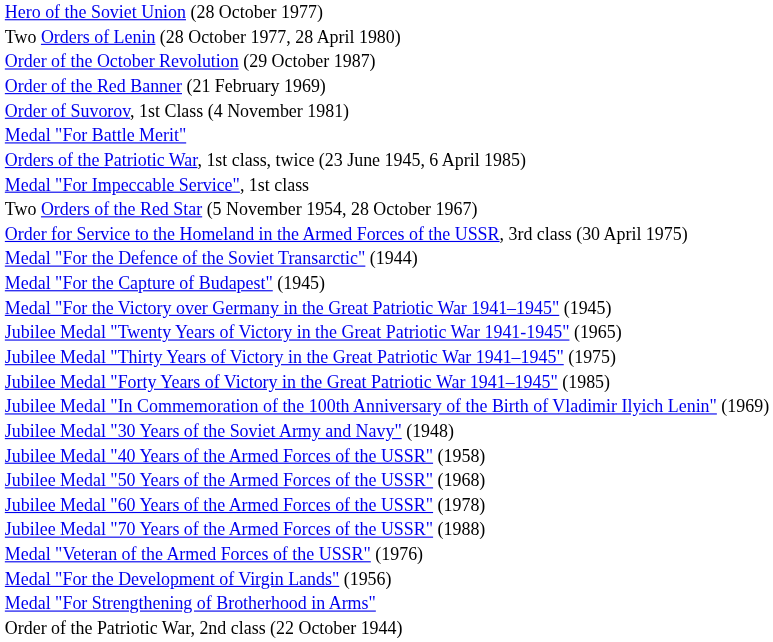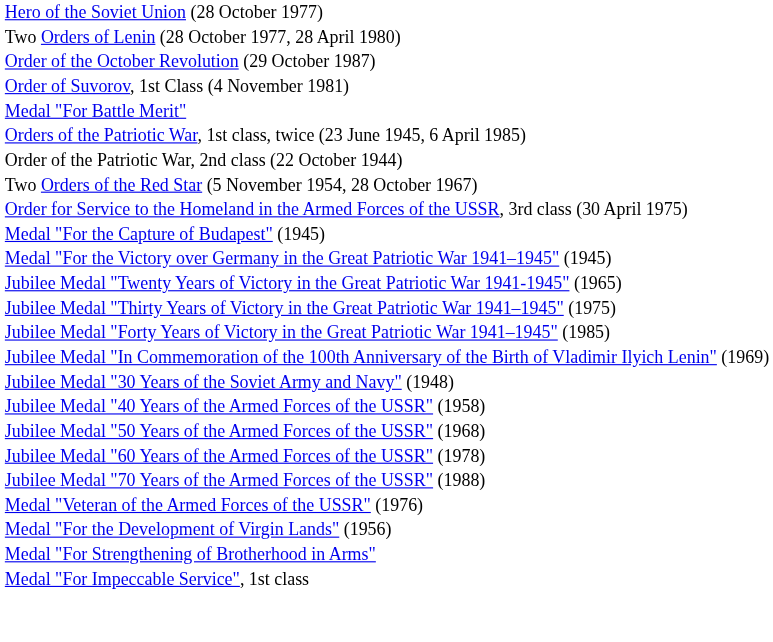- row: (165, 86)
rows swapped: (204, 628) <-> (157, 184)
- row: (211, 258)
